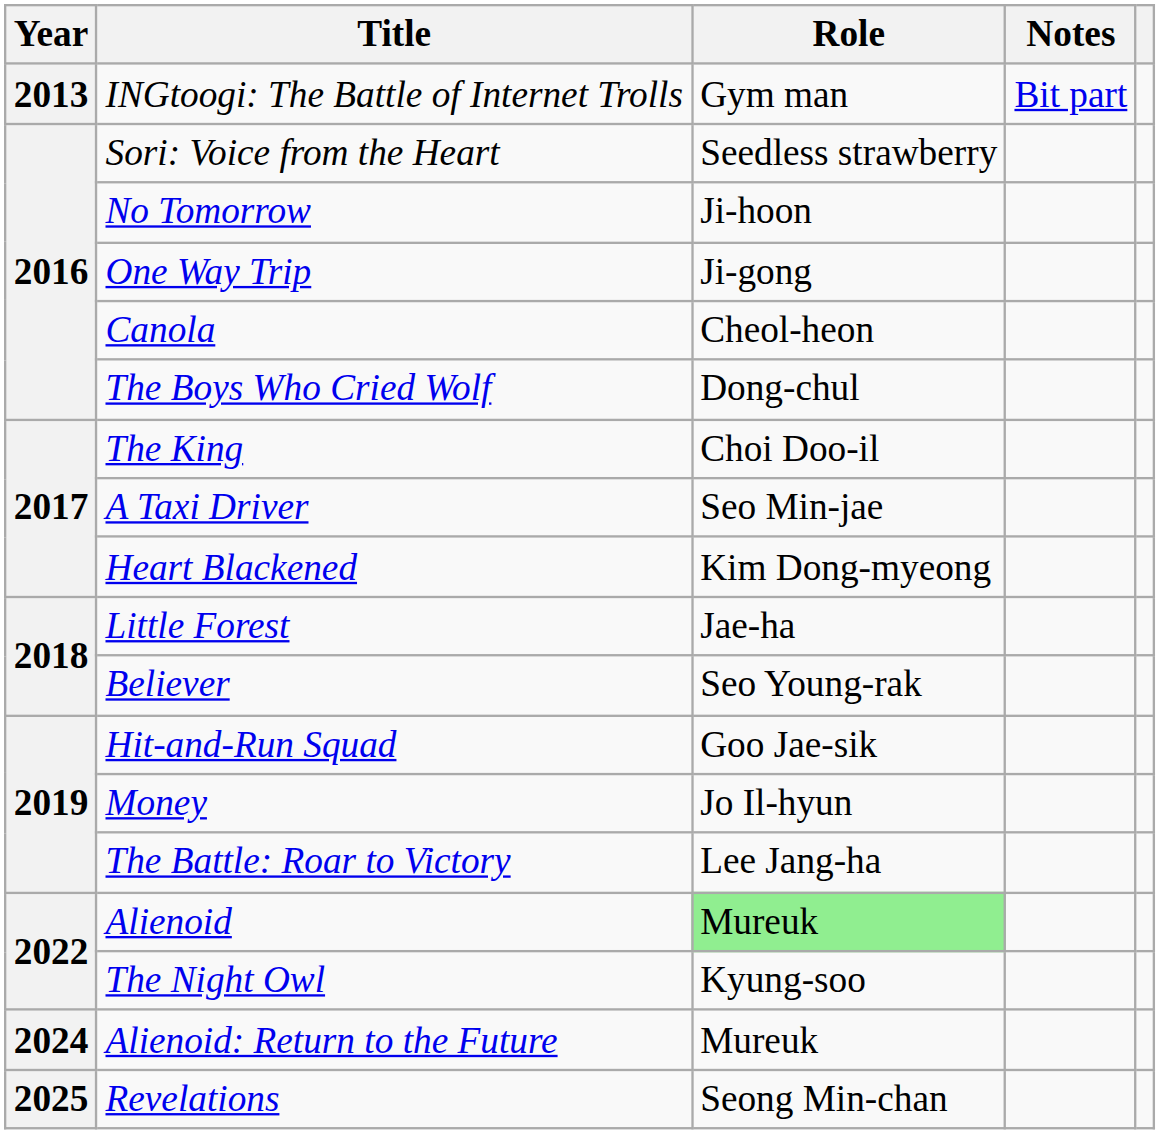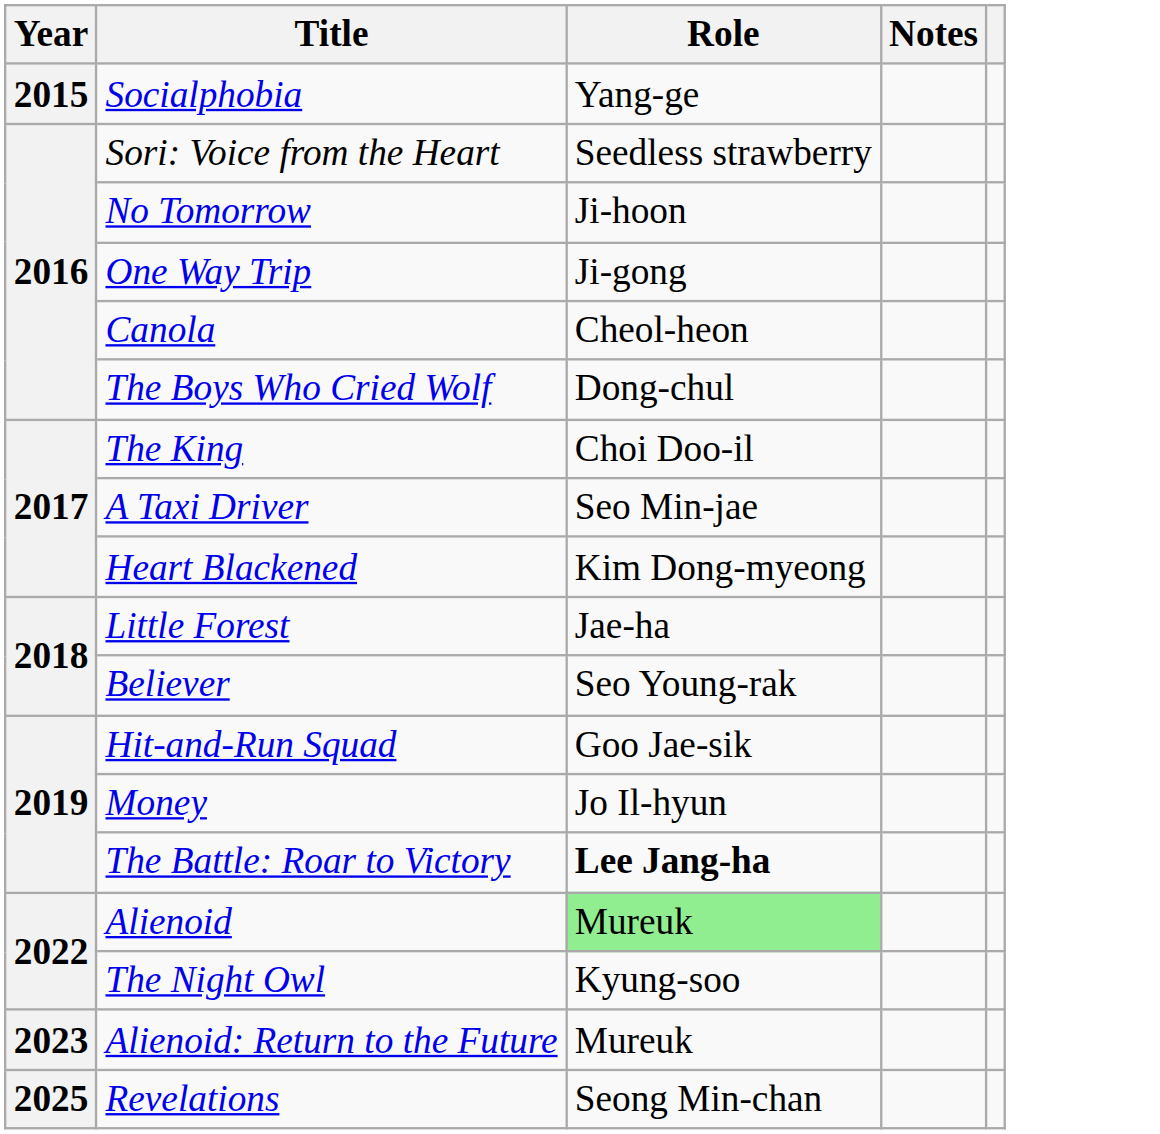- row: (394, 93)
+ row: (204, 93)
(791, 861) normal -> (673, 861) bold
(51, 1039) 2024 -> (51, 1039) 2023
